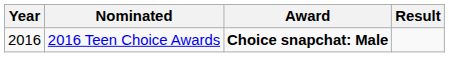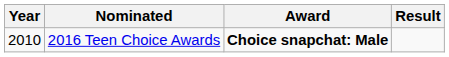(24, 39) 2016 -> (24, 39) 2010
